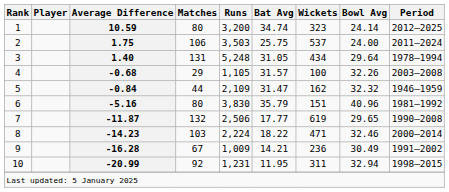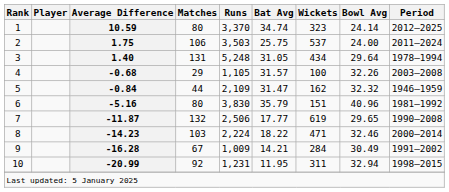(236, 27) 3,200 -> (236, 27) 3,370
(318, 149) 236 -> (318, 149) 284
